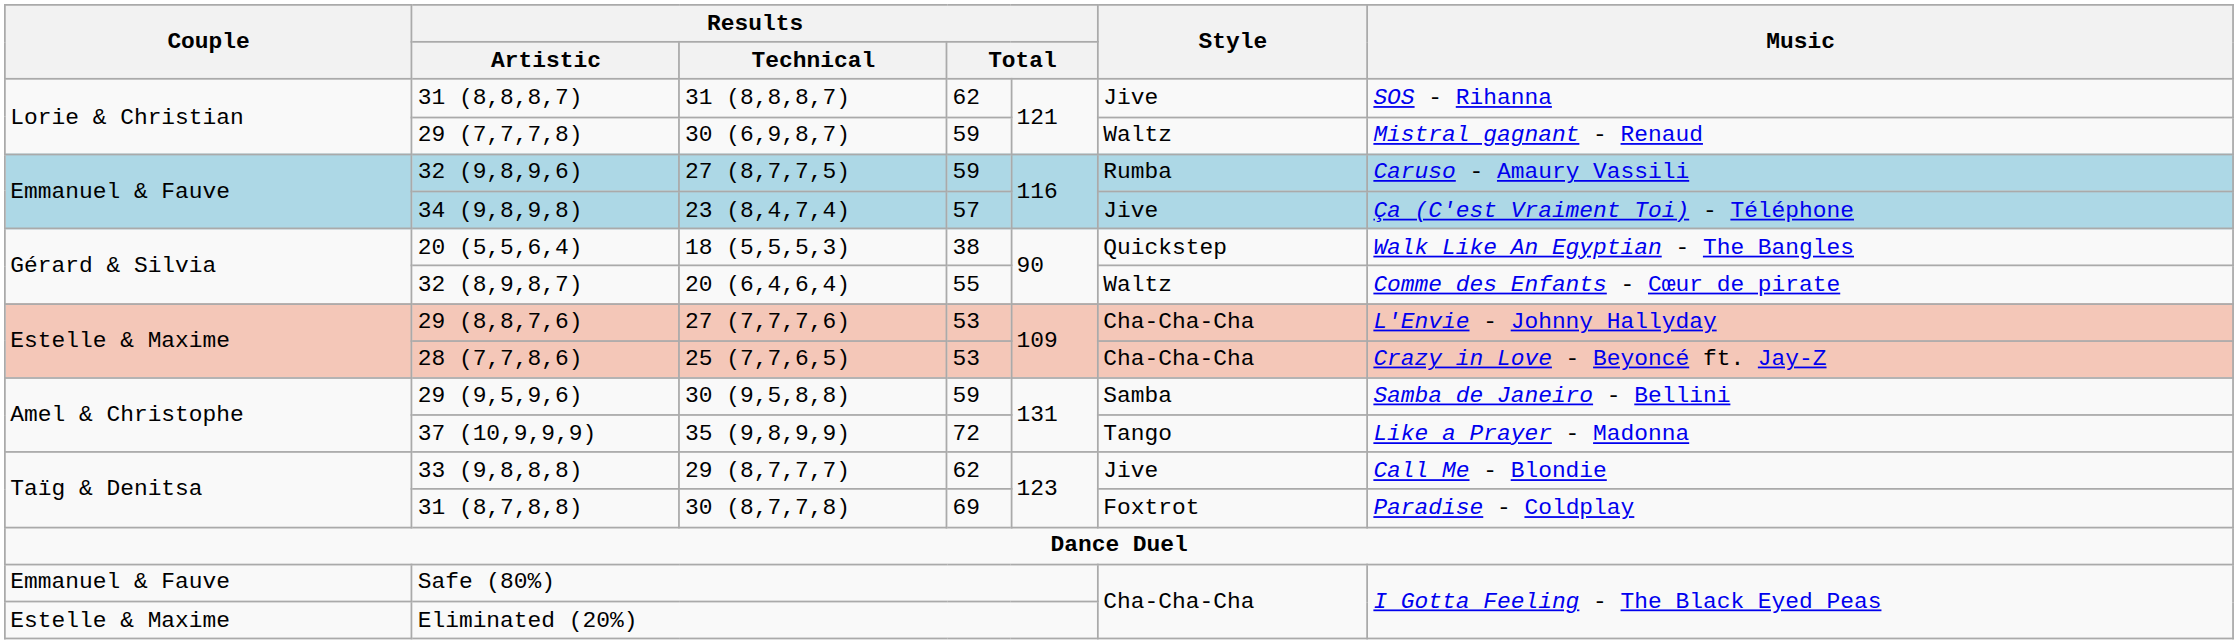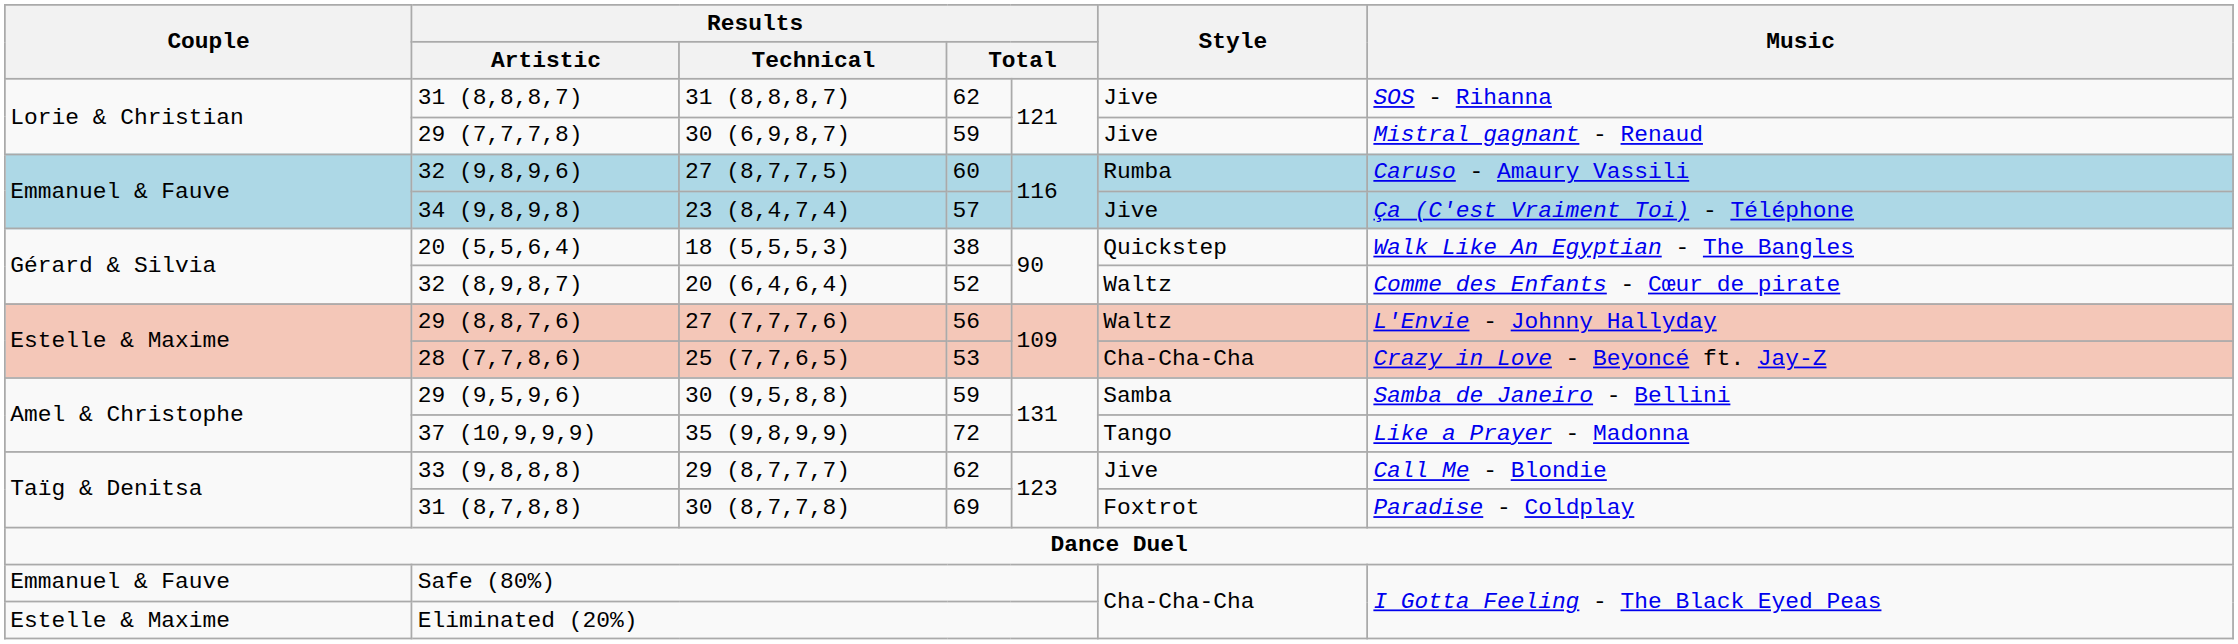(1138, 135) Waltz -> (1131, 135) Jive
(966, 173) 59 -> (966, 173) 60
(966, 285) 55 -> (966, 285) 52
(966, 322) 53 -> (966, 322) 56
(1179, 322) Cha-Cha-Cha -> (1138, 322) Waltz
